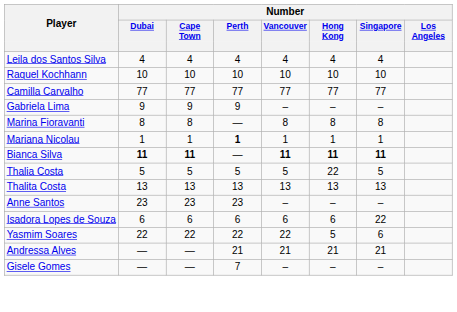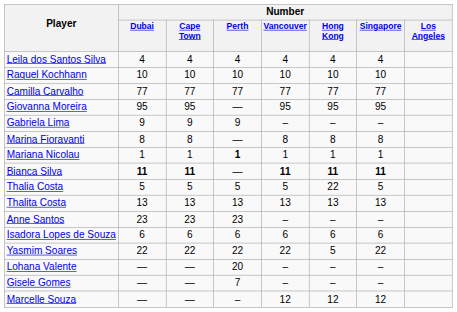+ row: (47, 107)
(381, 219) 22 -> (381, 235) 6
(381, 235) 6 -> (381, 251) 22
+ row: (42, 267)
- row: (41, 251)
+ row: (41, 299)
